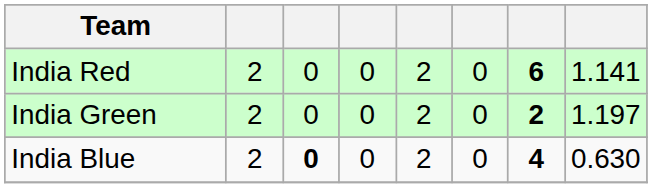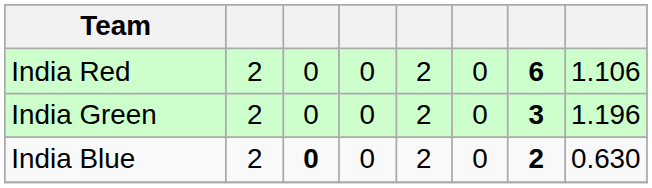(606, 70) 1.141 -> (606, 70) 1.106
(536, 114) 2 -> (536, 114) 3
(606, 114) 1.197 -> (606, 114) 1.196
(536, 159) 4 -> (536, 159) 2
